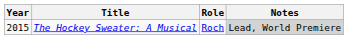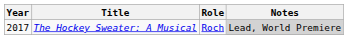(18, 27) 2015 -> (18, 27) 2017
